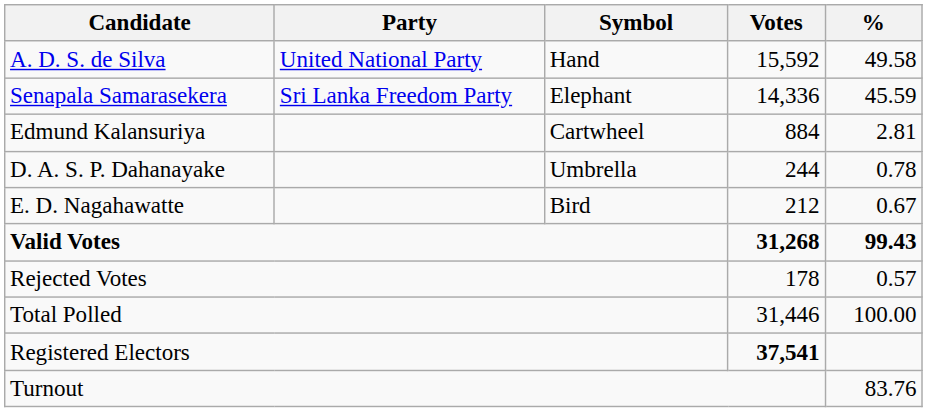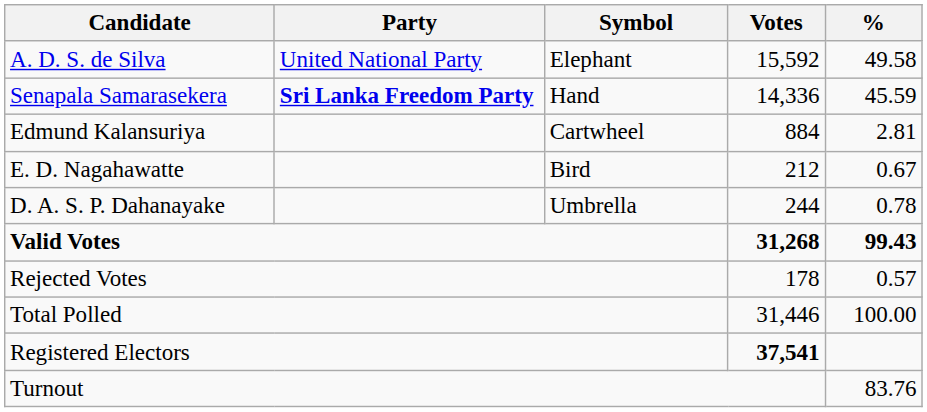(575, 59) Hand -> (591, 59) Elephant
(396, 95) normal -> (407, 95) bold
(591, 95) Elephant -> (575, 95) Hand
rows swapped: (118, 168) <-> (97, 205)
